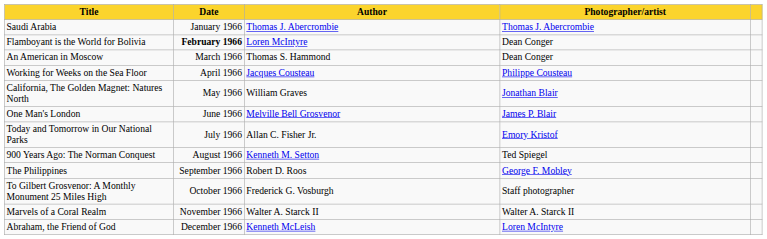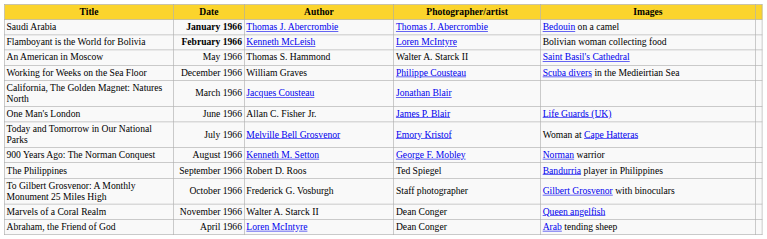+ column: (648, 12)
(216, 27) normal -> (214, 27) bold
(277, 42) Loren McIntyre -> (281, 42) Kenneth McLeish
(527, 42) Dean Conger -> (426, 42) Loren McIntyre
(219, 57) March 1966 -> (222, 57) May 1966
(527, 57) Dean Conger -> (432, 57) Walter A. Starck II
(221, 73) April 1966 -> (211, 73) December 1966
(280, 73) Jacques Cousteau -> (277, 73) William Graves
(222, 93) May 1966 -> (219, 93) March 1966
(277, 93) William Graves -> (280, 93) Jacques Cousteau
(293, 114) Melville Bell Grosvenor -> (281, 114) Allan C. Fisher Jr.
(281, 134) Allan C. Fisher Jr. -> (293, 134) Melville Bell Grosvenor
(525, 155) Ted Spiegel -> (431, 155) George F. Mobley
(537, 170) George F. Mobley -> (419, 170) Ted Spiegel
(538, 211) Walter A. Starck II -> (421, 211) Dean Conger
(211, 227) December 1966 -> (221, 227) April 1966
(281, 227) Kenneth McLeish -> (277, 227) Loren McIntyre
(533, 227) Loren McIntyre -> (421, 227) Dean Conger
